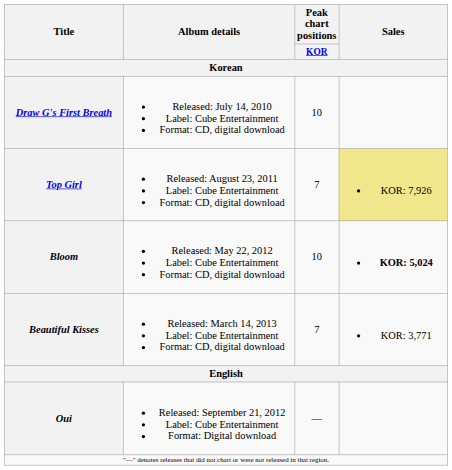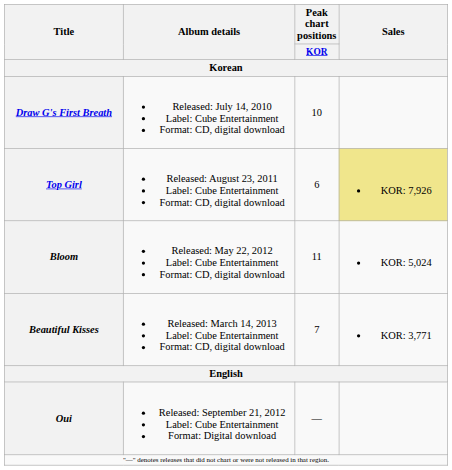(317, 184) 7 -> (317, 184) 6
(317, 257) 10 -> (317, 257) 11
(393, 263) bold -> (393, 263) normal
